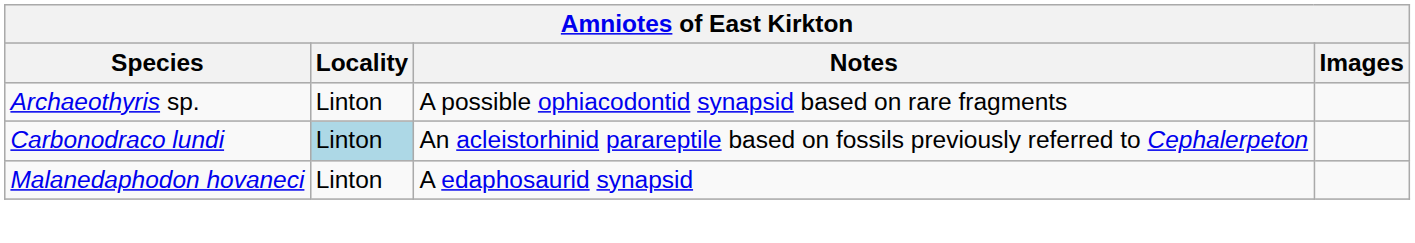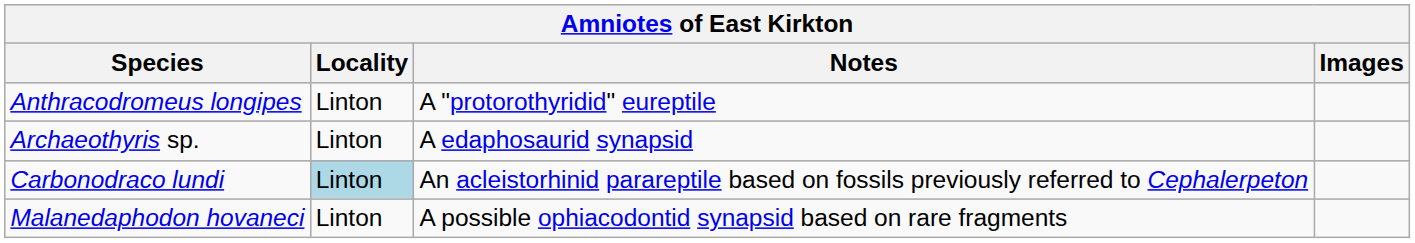+ row: (156, 101)
(743, 101) A possible ophiacodontid synapsid based on rare fragments -> (556, 140) A edaphosaurid synapsid
(556, 179) A edaphosaurid synapsid -> (743, 218) A possible ophiacodontid synapsid based on rare fragments
